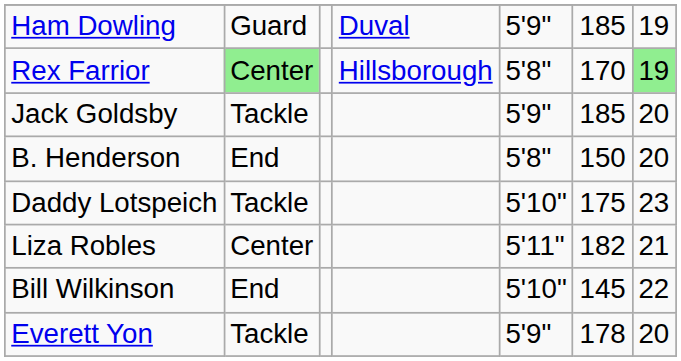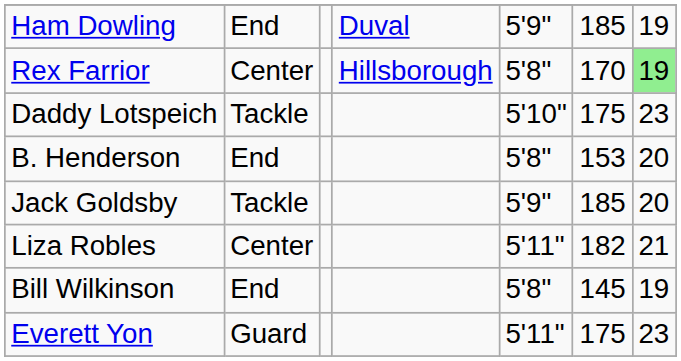(269, 26) Guard -> (255, 26) End
(272, 70) lightgreen background -> (272, 70) no background
rows swapped: (94, 114) <-> (114, 202)
(603, 158) 150 -> (603, 158) 153
(536, 289) 5'10" -> (528, 289) 5'8"
(654, 289) 22 -> (654, 289) 19
(269, 333) Tackle -> (269, 333) Guard
(528, 333) 5'9" -> (535, 333) 5'11"
(603, 333) 178 -> (603, 333) 175
(654, 333) 20 -> (654, 333) 23
